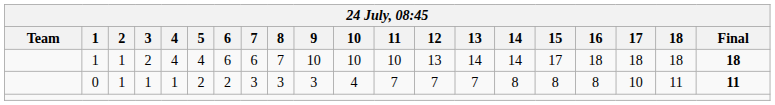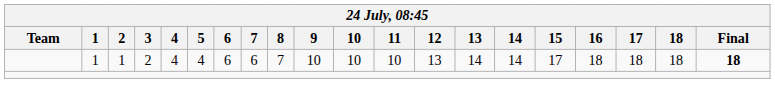- row: (95, 82)
